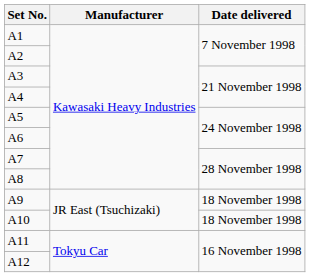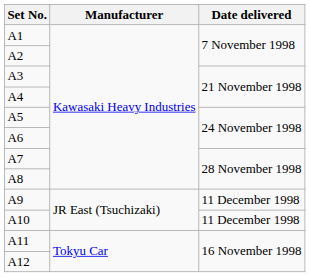(251, 199) 18 November 1998 -> (251, 199) 11 December 1998
(251, 220) 18 November 1998 -> (251, 220) 11 December 1998
